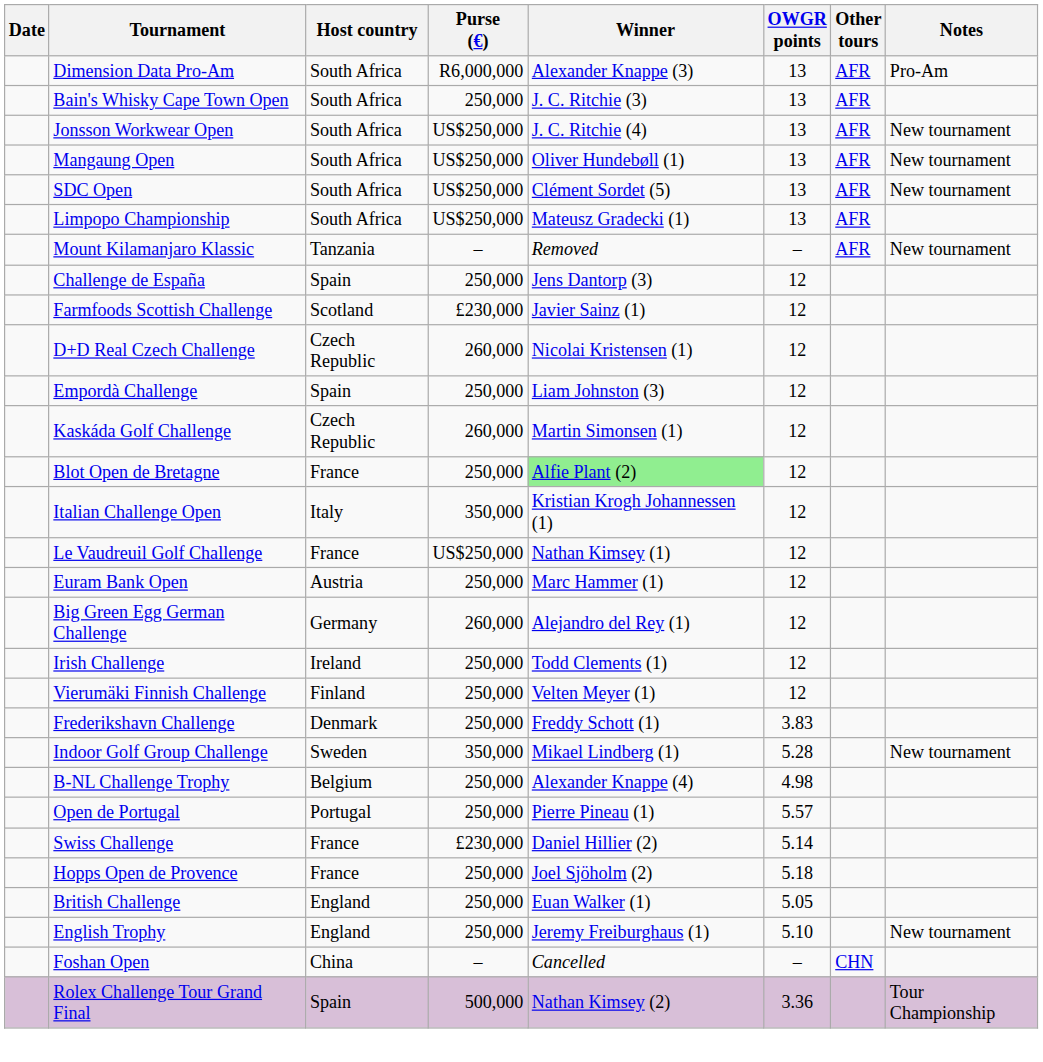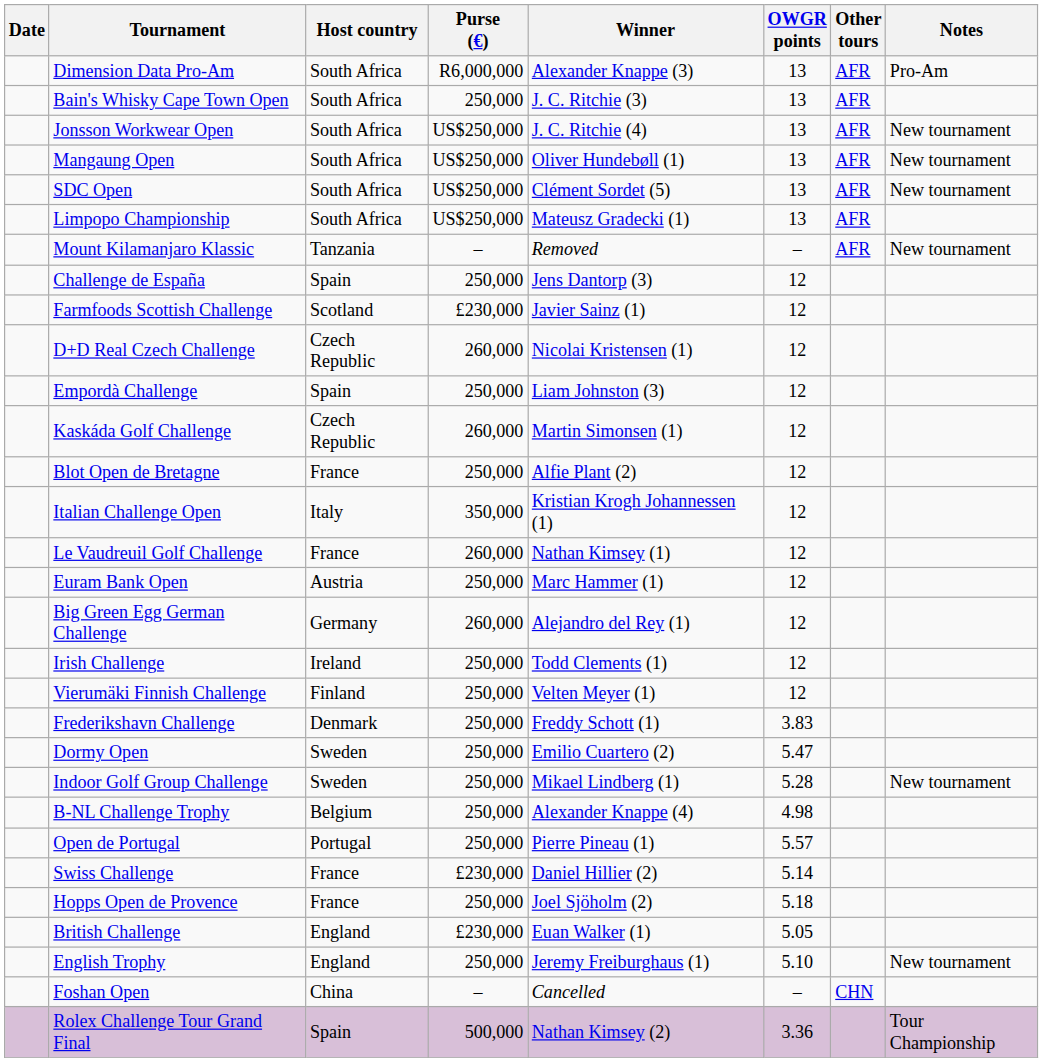(584, 471) lightgreen background -> (584, 471) no background
(478, 552) US$250,000 -> (494, 552) 260,000
+ row: (101, 753)
(494, 753) 350,000 -> (494, 782) 250,000
(494, 902) 250,000 -> (490, 931) £230,000
